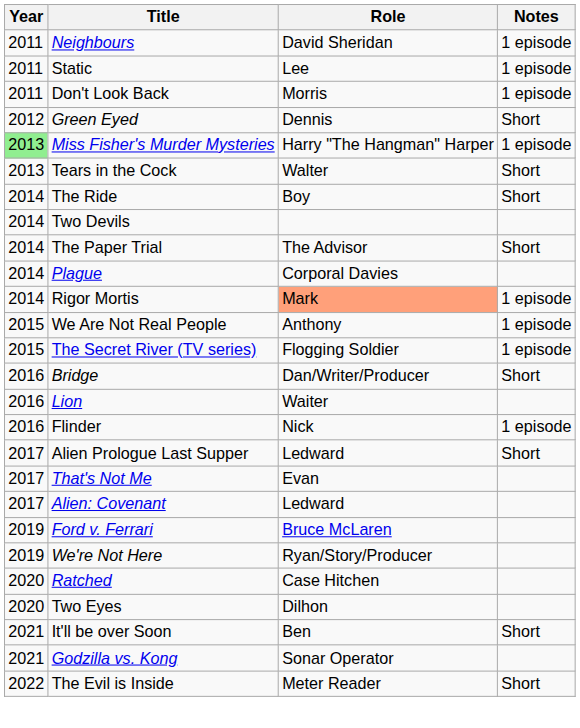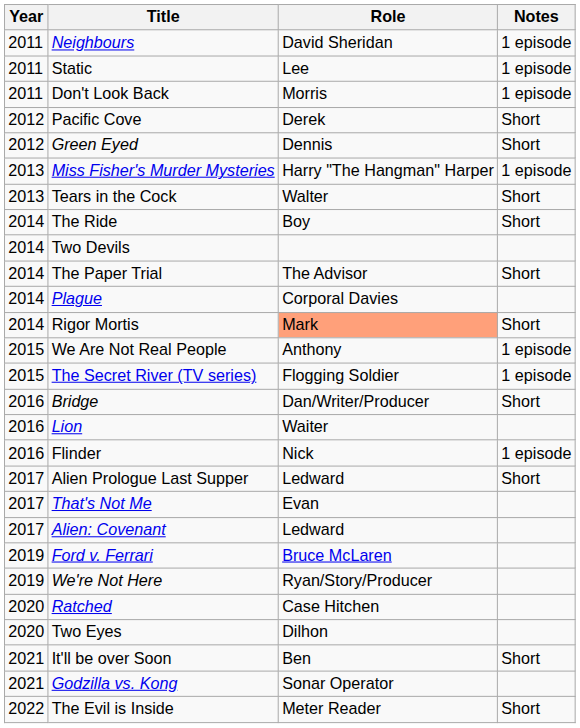+ row: (97, 119)
(26, 145) lightgreen background -> (26, 171) no background
(536, 299) 1 episode -> (521, 324) Short
